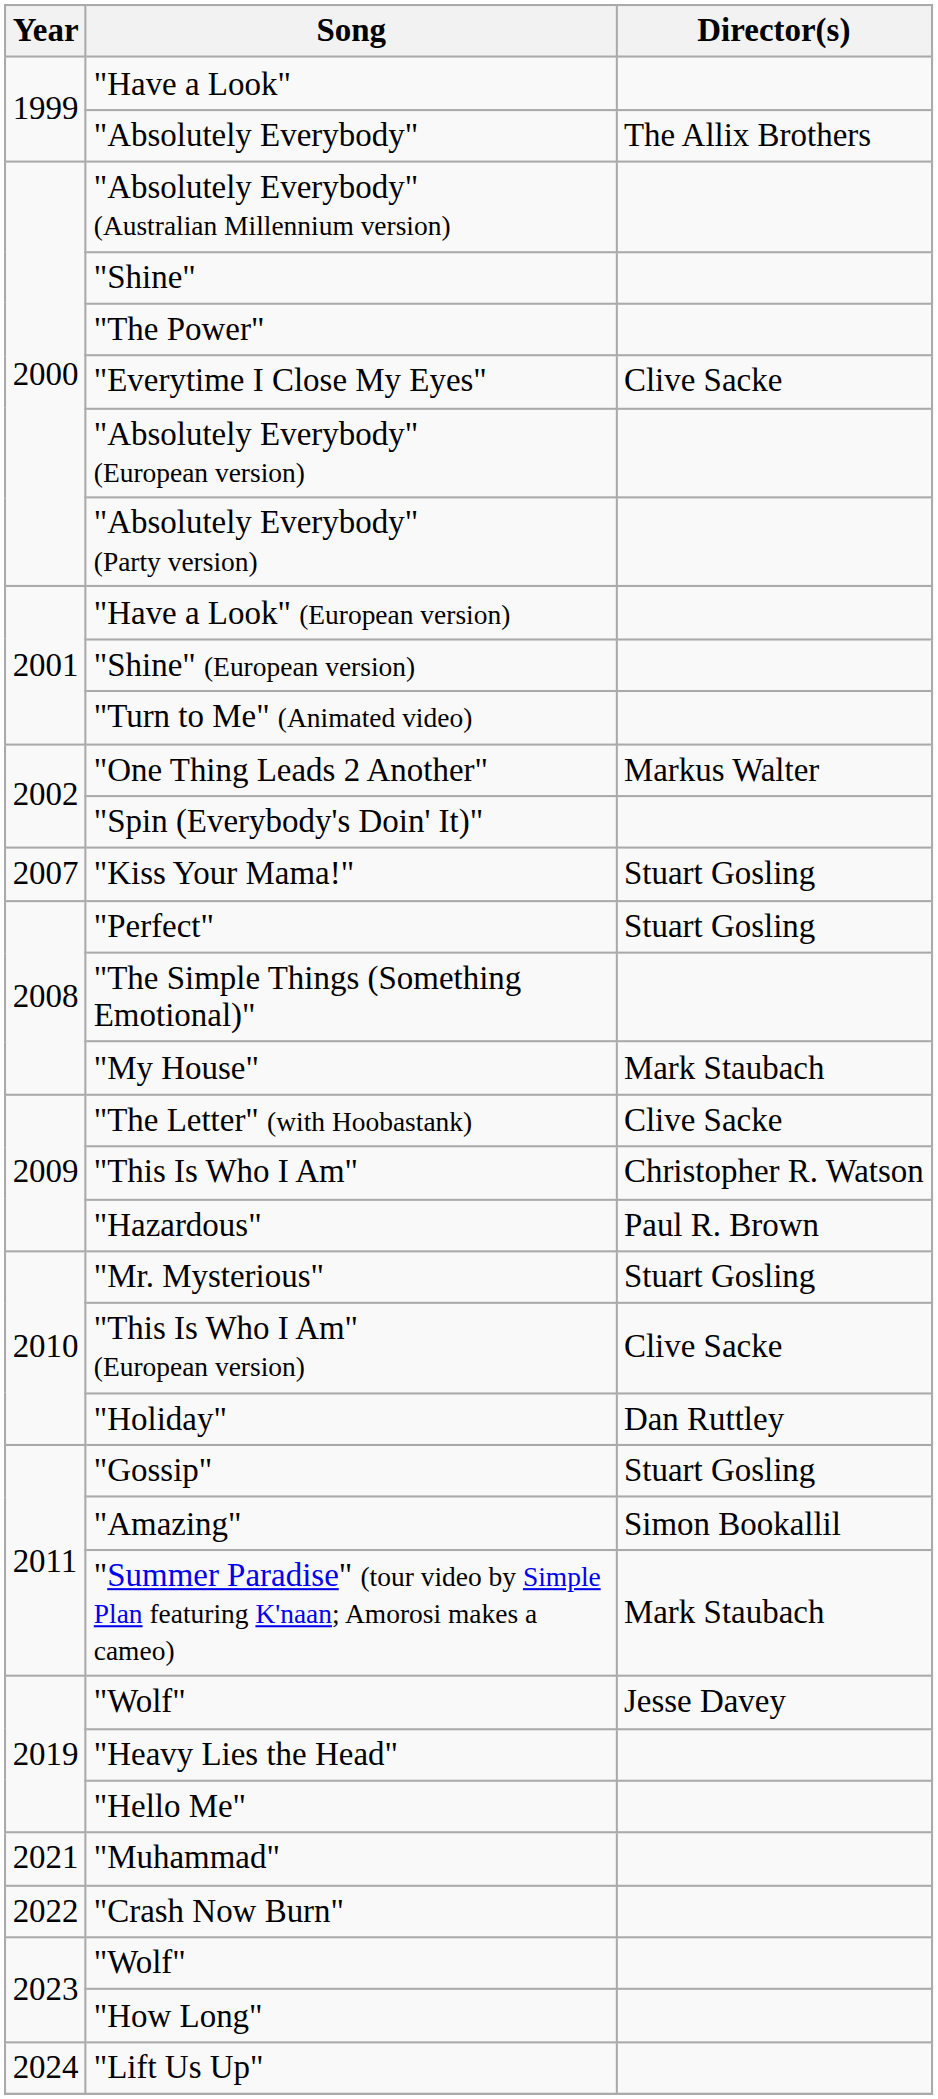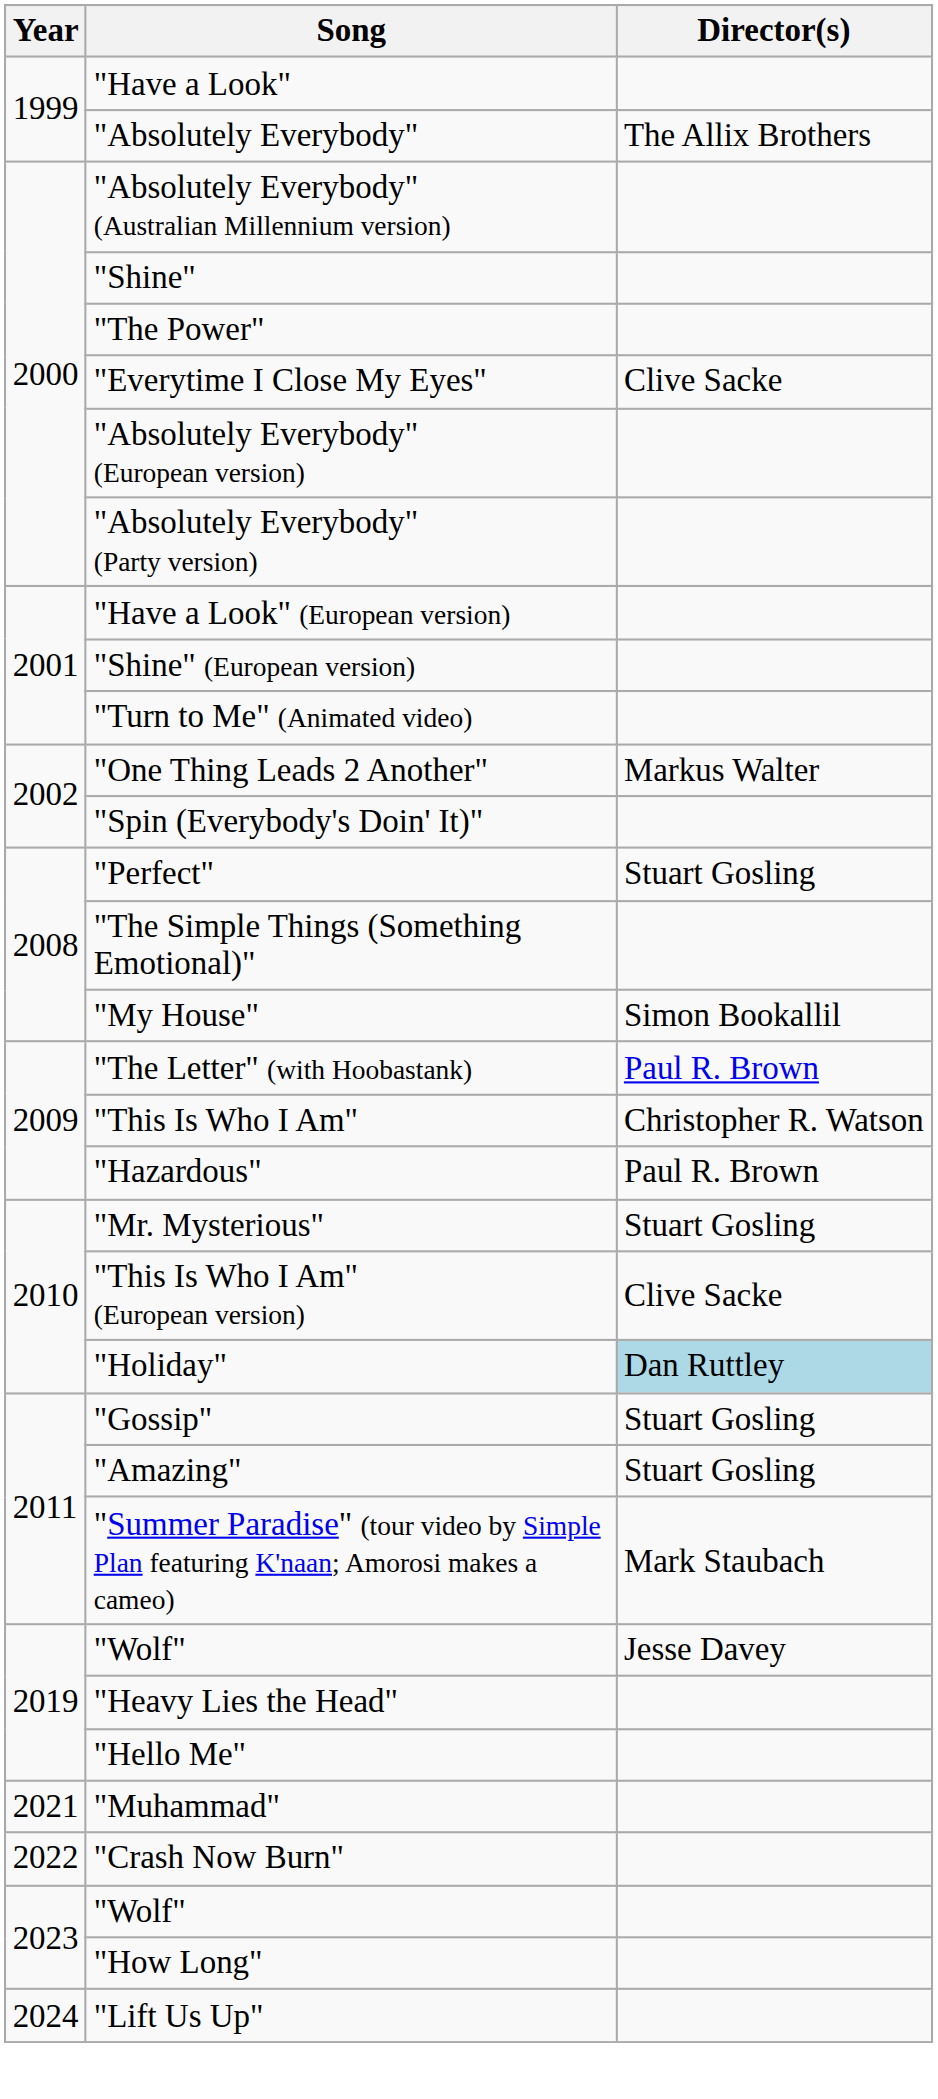- row: (46, 873)
(724, 1067) Mark Staubach -> (732, 1015) Simon Bookallil
(703, 1119) Clive Sacke -> (721, 1067) Paul R. Brown
(704, 1418) no background -> (704, 1366) lightblue background
(732, 1522) Simon Bookallil -> (720, 1470) Stuart Gosling
